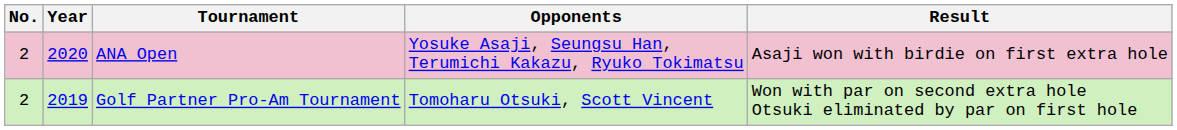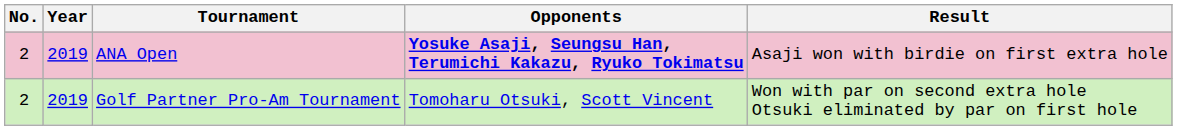(68, 56) 2020 -> (68, 56) 2019
(576, 56) normal -> (576, 56) bold
